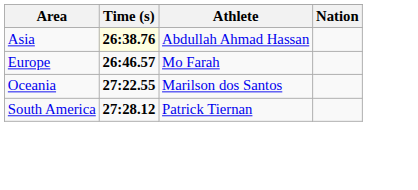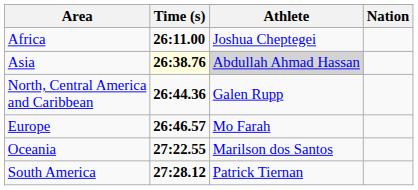+ row: (27, 39)
(236, 39) no background -> (286, 62) lightgrey background
+ row: (77, 94)
